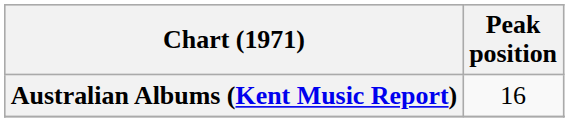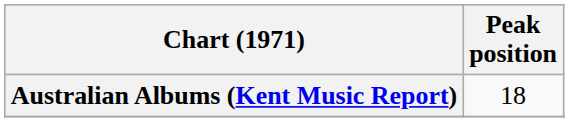(513, 95) 16 -> (513, 95) 18
